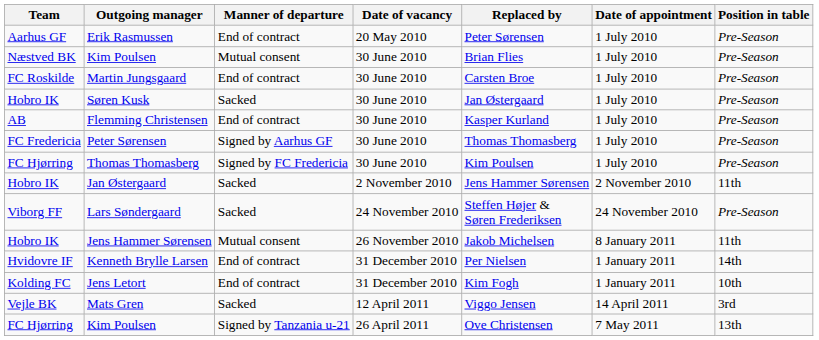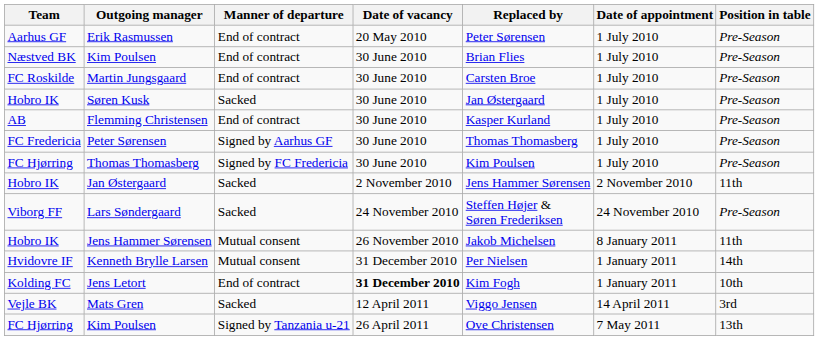(259, 57) Mutual consent -> (259, 57) End of contract
(259, 261) End of contract -> (259, 261) Mutual consent
(406, 282) normal -> (408, 282) bold
